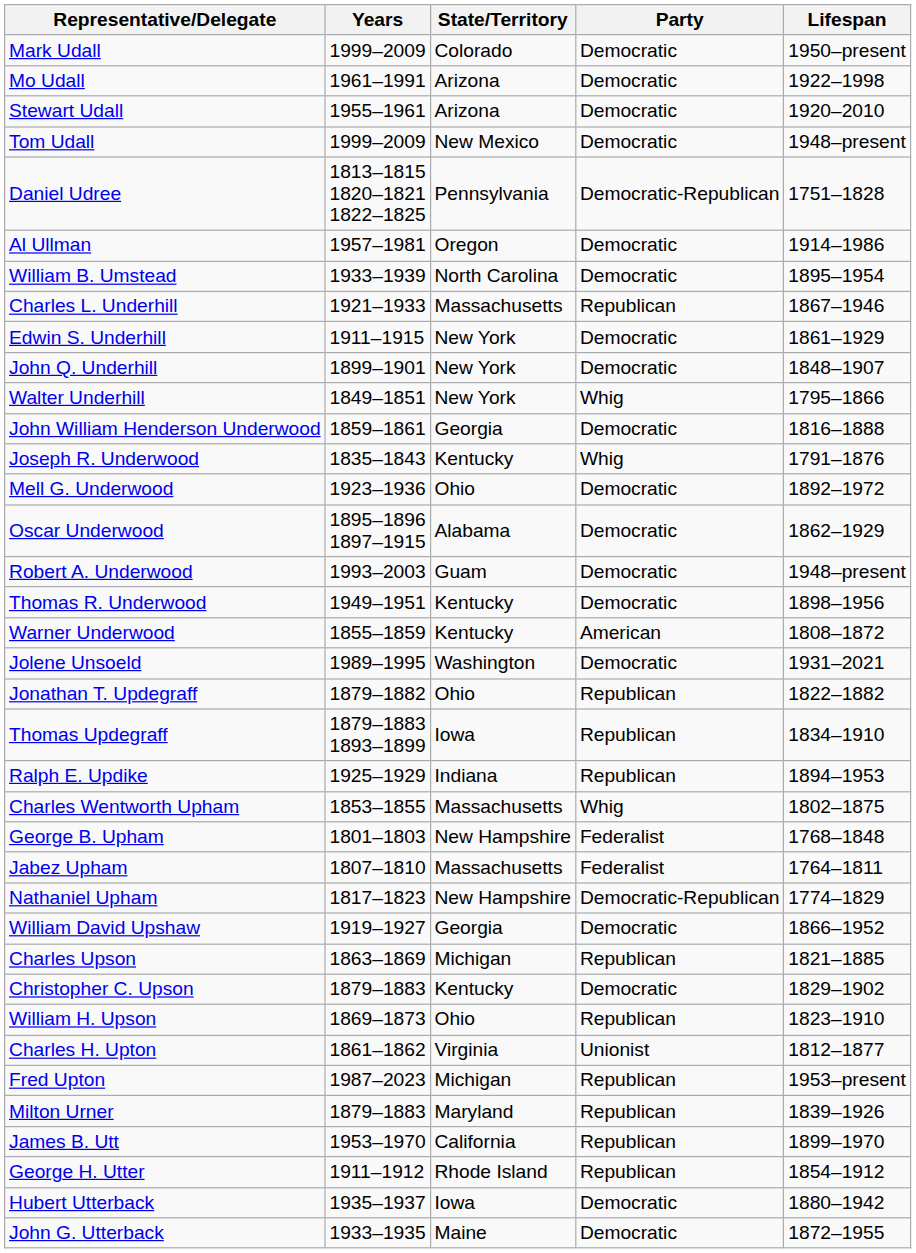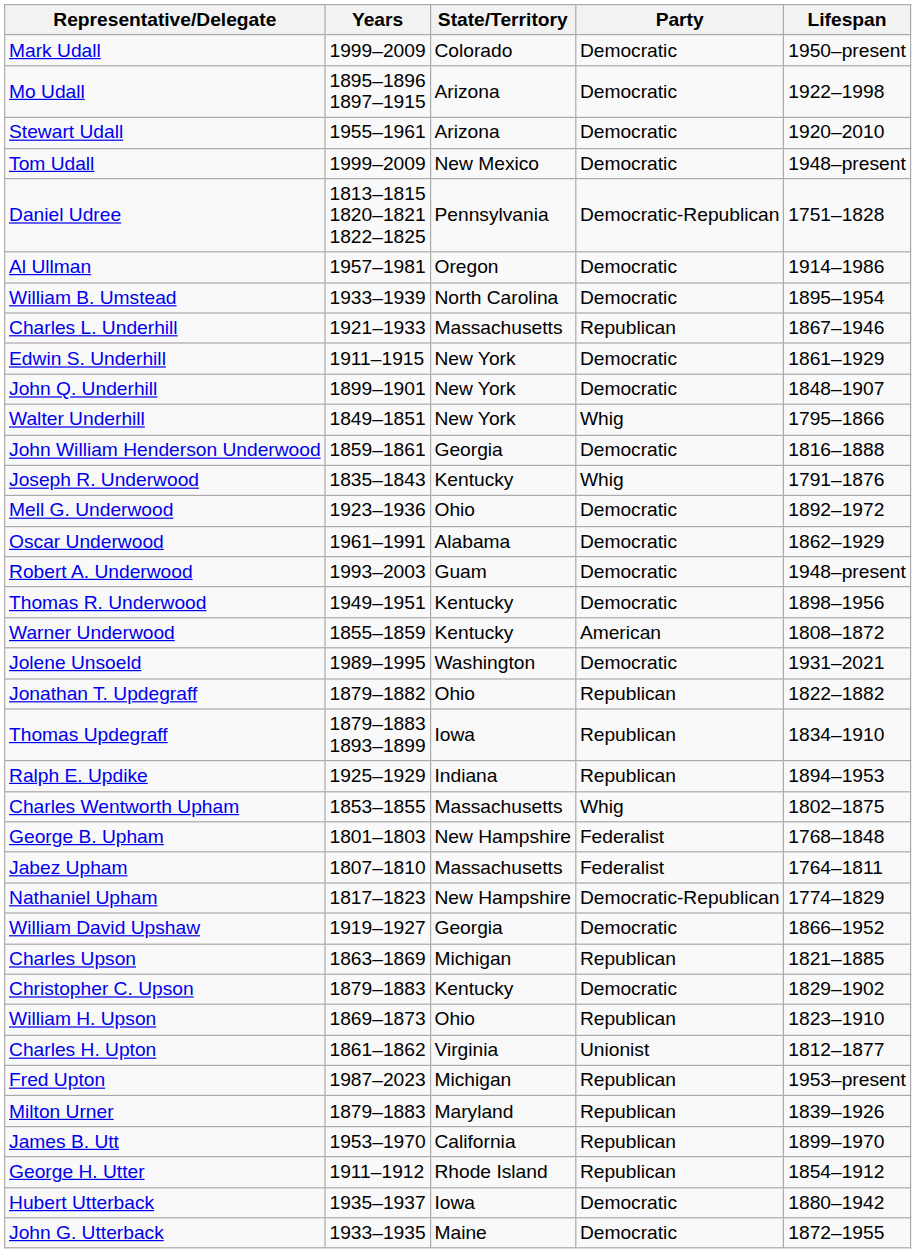(378, 80) 1961–1991 -> (378, 91) 1895–1896 1897–1915
(378, 530) 1895–1896 1897–1915 -> (378, 541) 1961–1991
